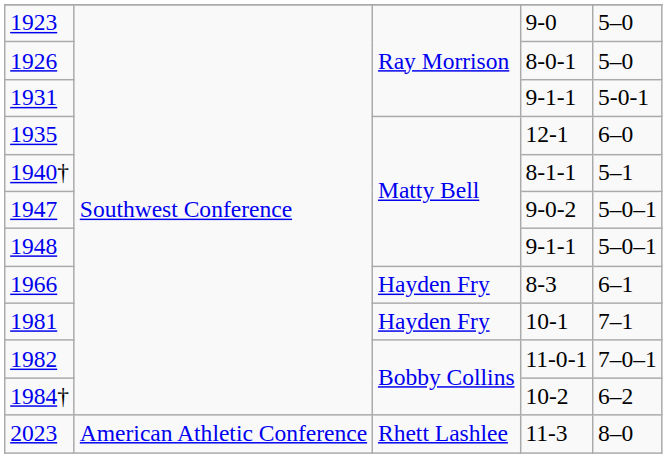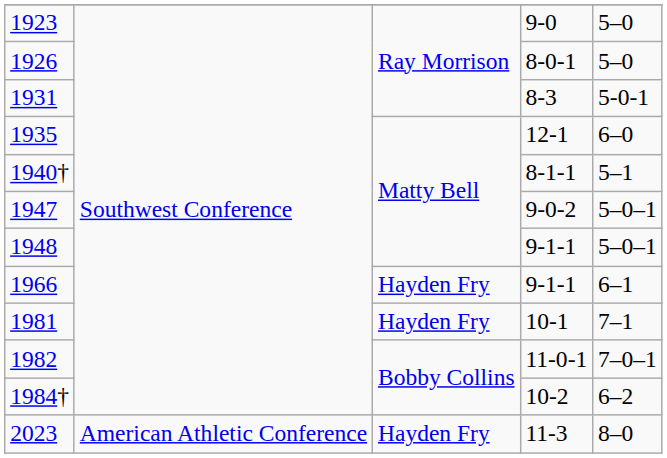(551, 97) 9-1-1 -> (541, 97) 8-3
(541, 284) 8-3 -> (551, 284) 9-1-1
(443, 433) Rhett Lashlee -> (434, 433) Hayden Fry
